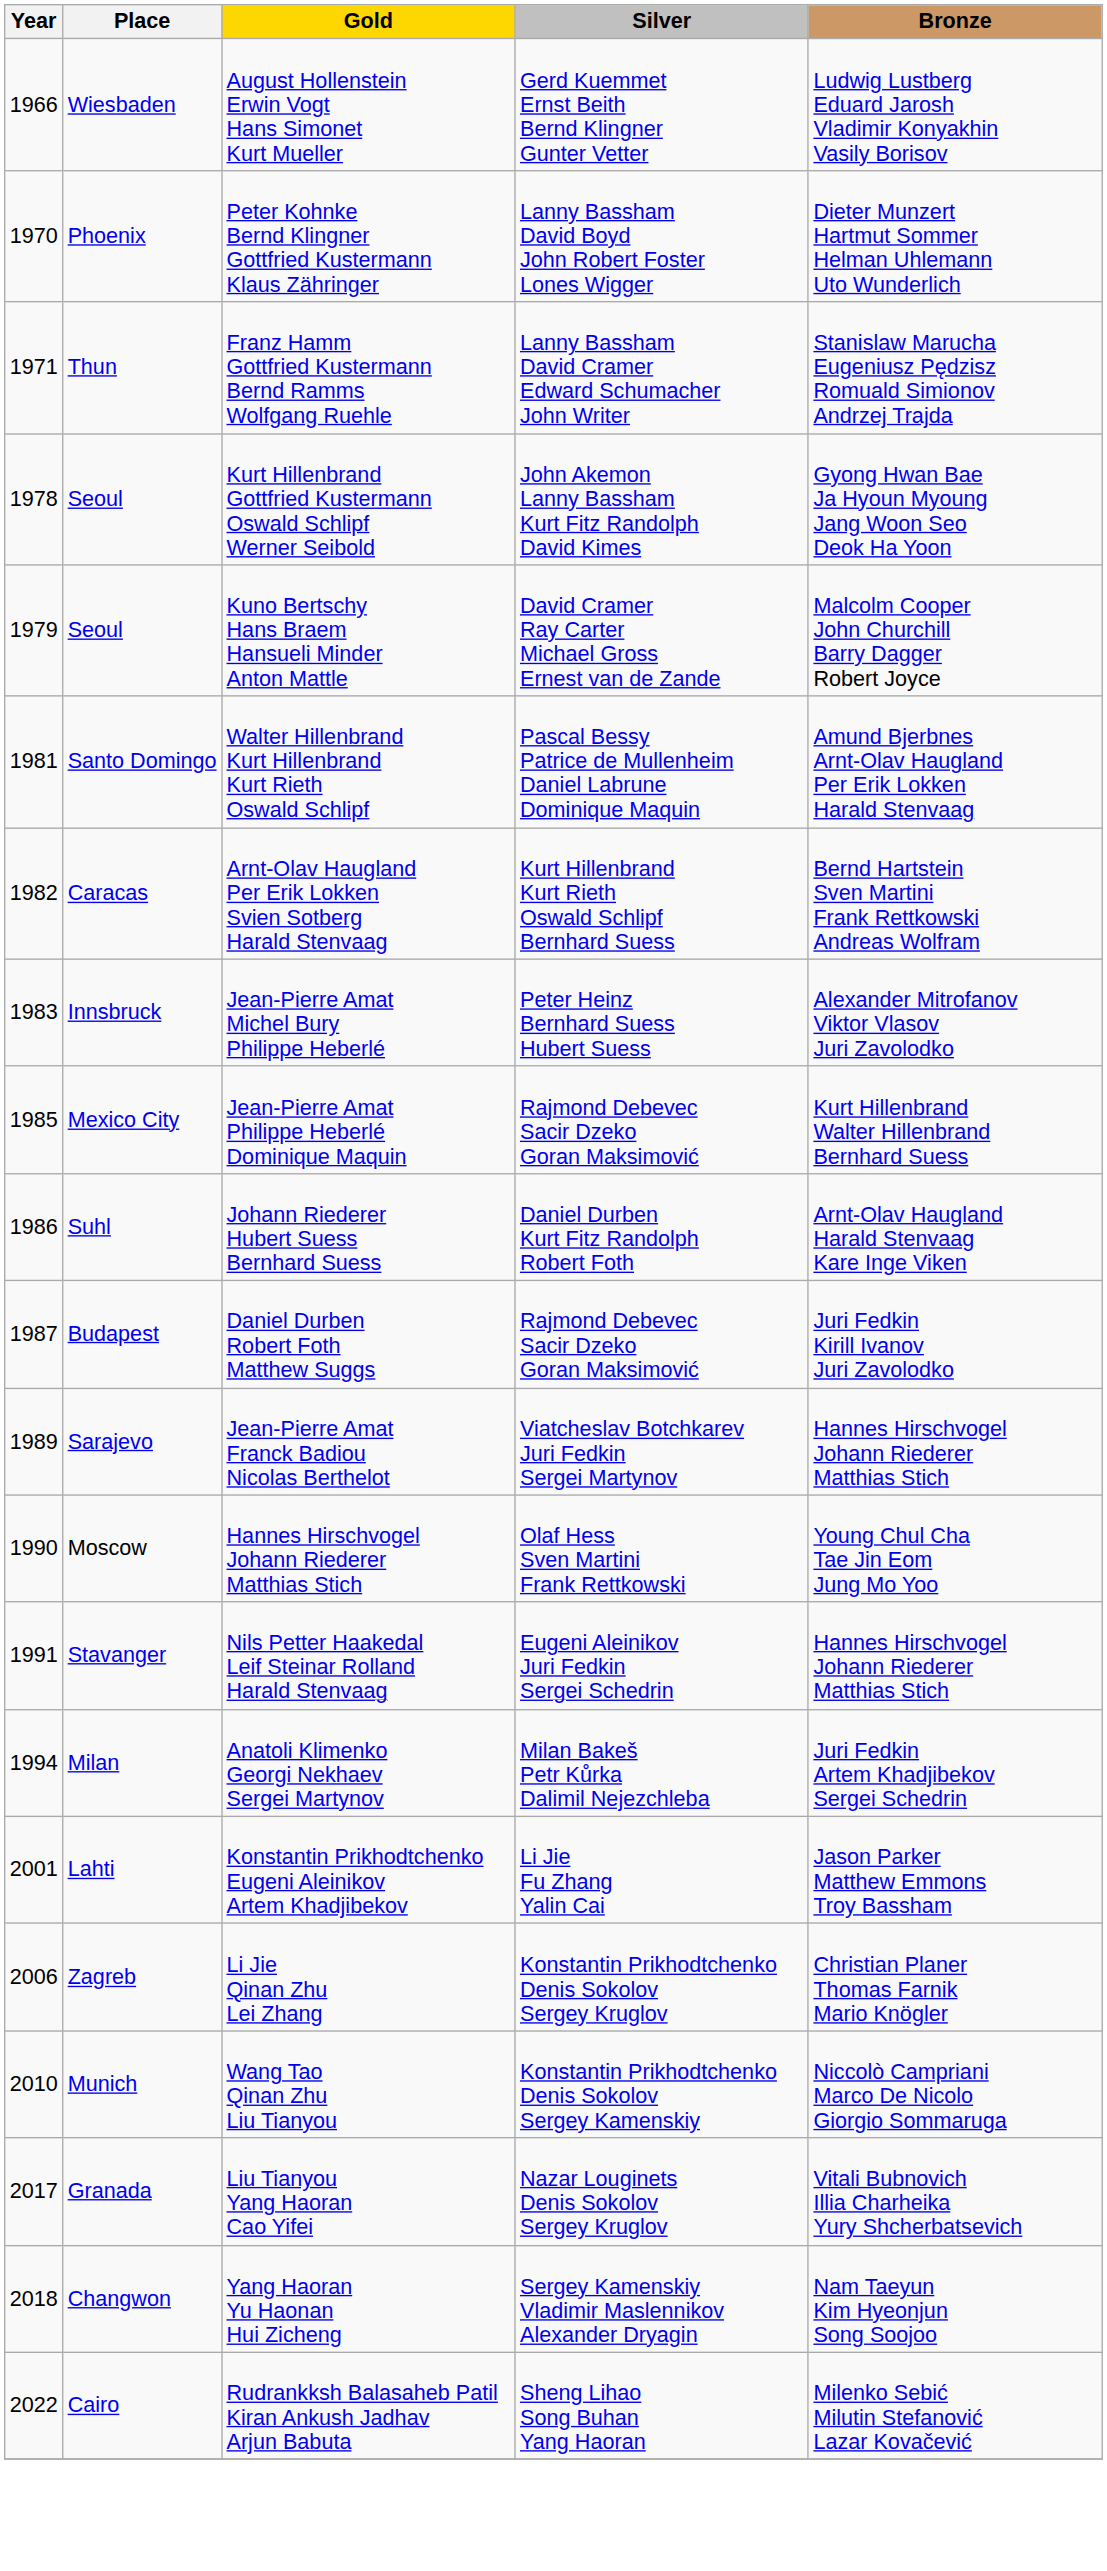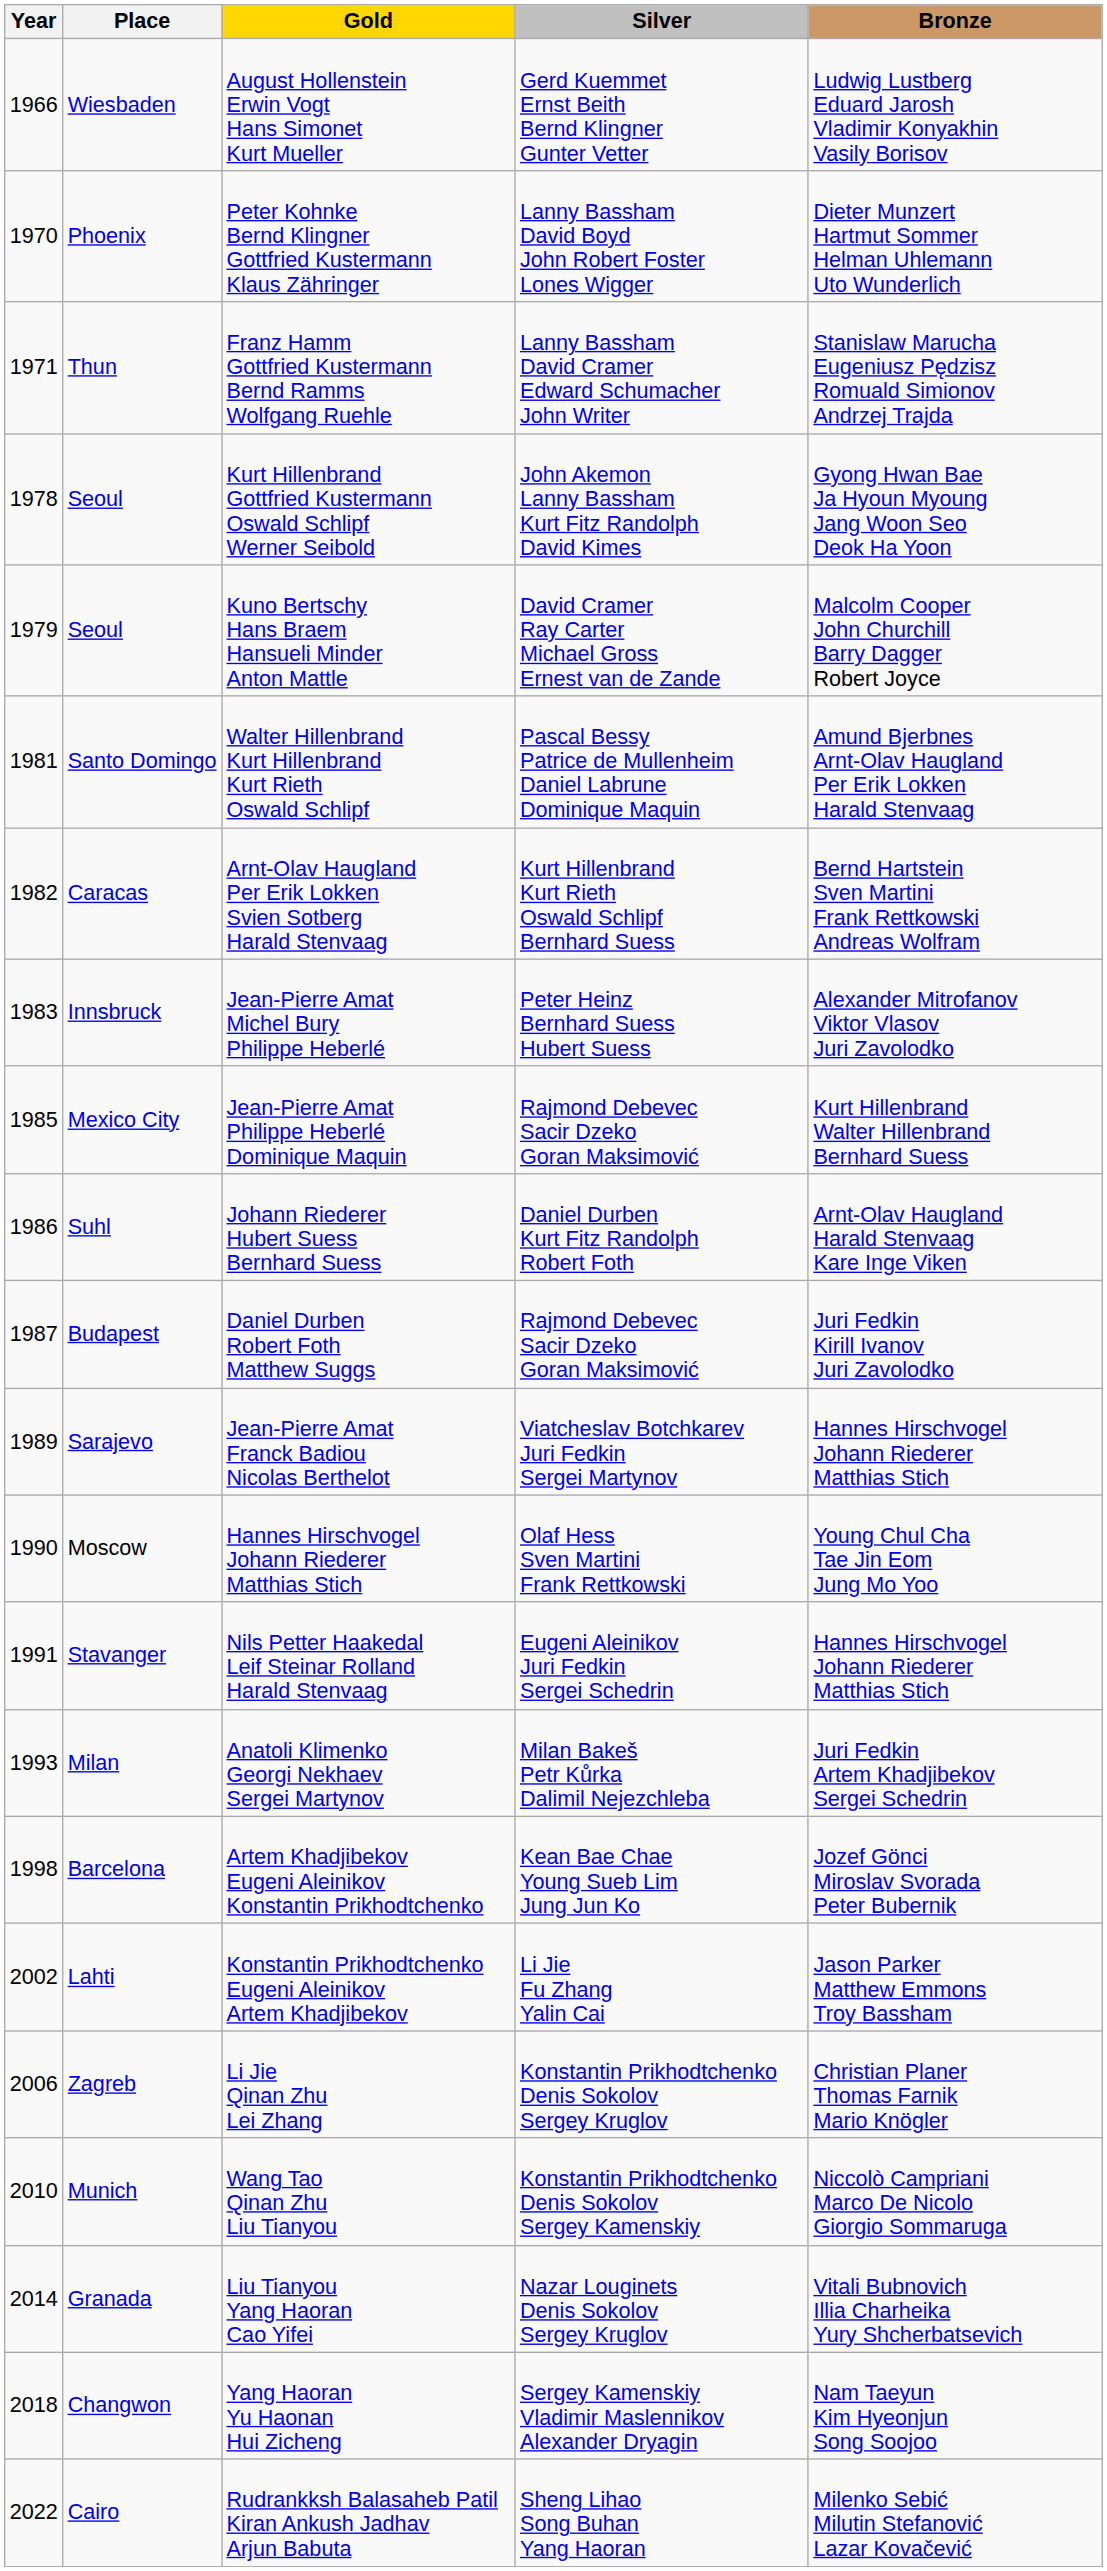(34, 1762) 1994 -> (34, 1762) 1993
+ row: (355, 1881)
(34, 1869) 2001 -> (34, 1976) 2002
(34, 2191) 2017 -> (34, 2298) 2014
